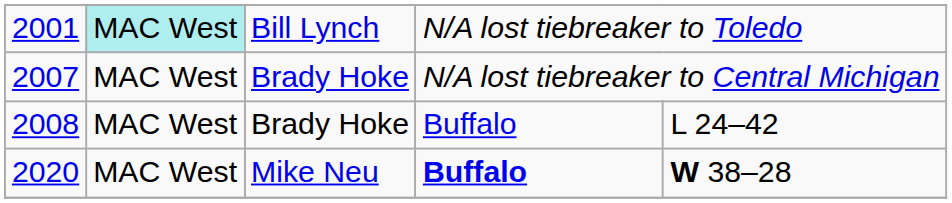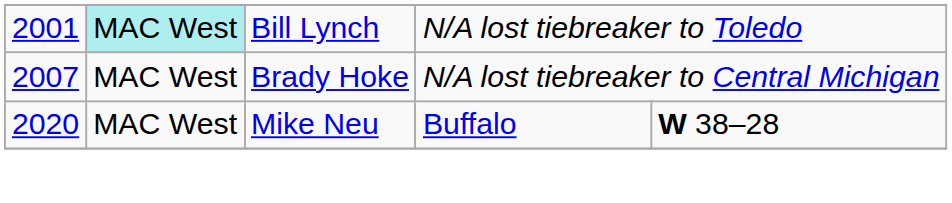- row: (46, 124)
(475, 172) bold -> (470, 124) normal
